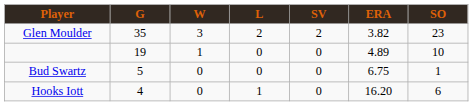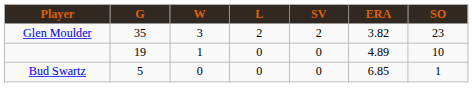(378, 71) 6.75 -> (378, 71) 6.85
- row: (57, 91)
